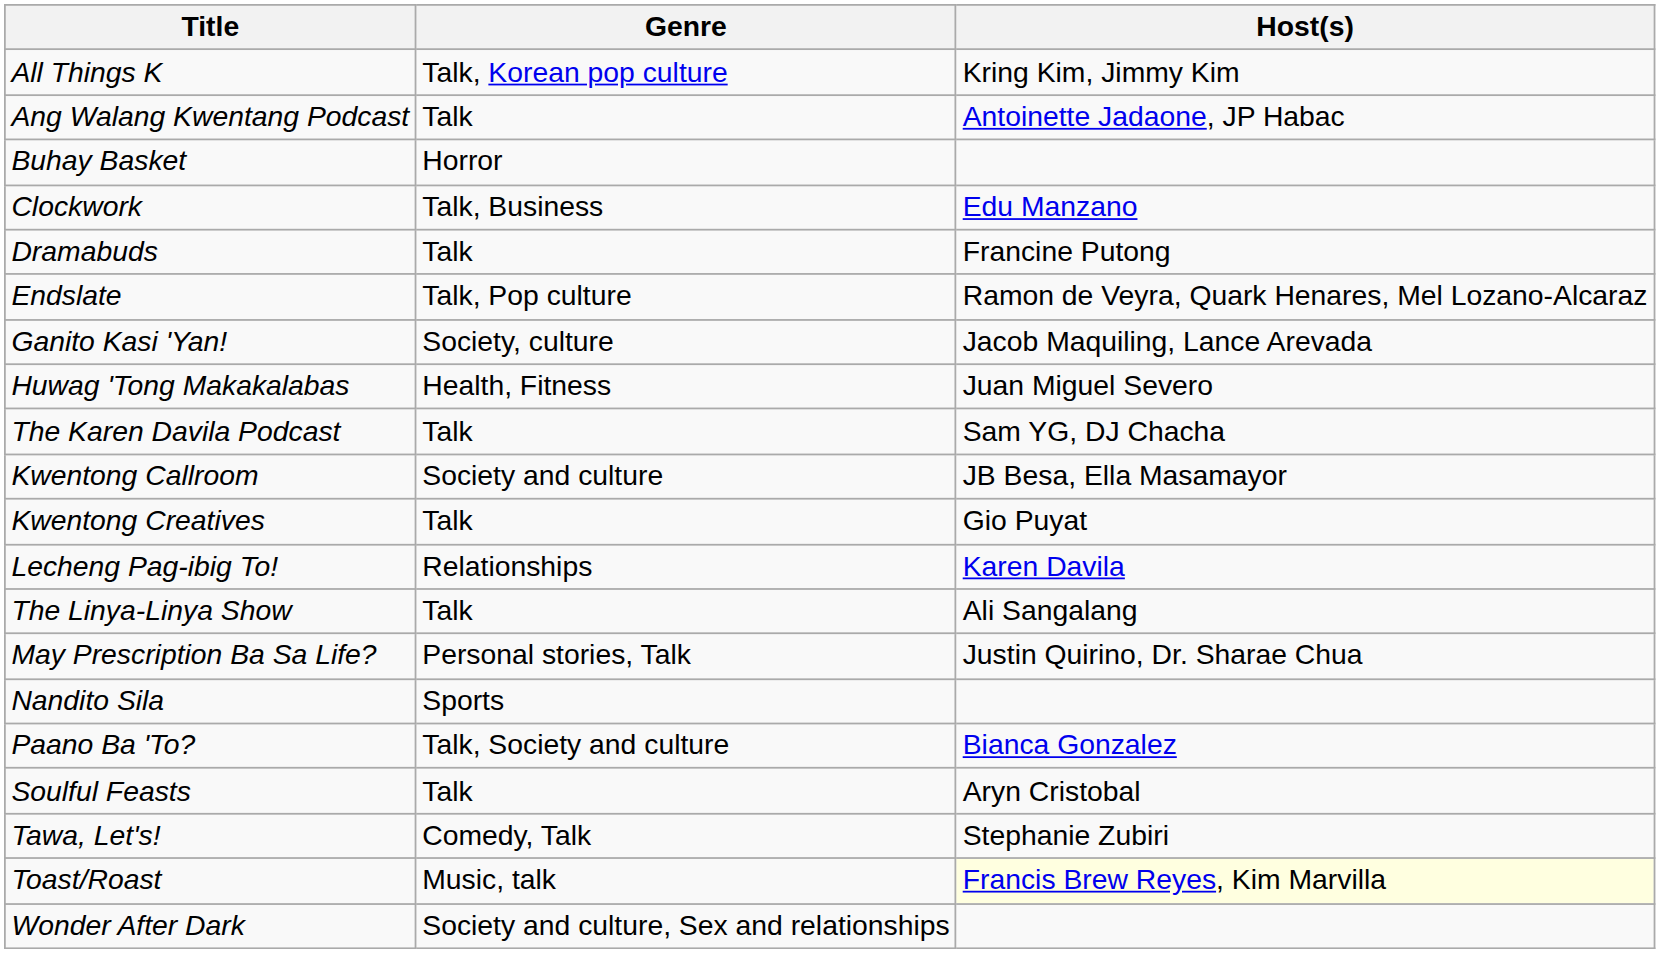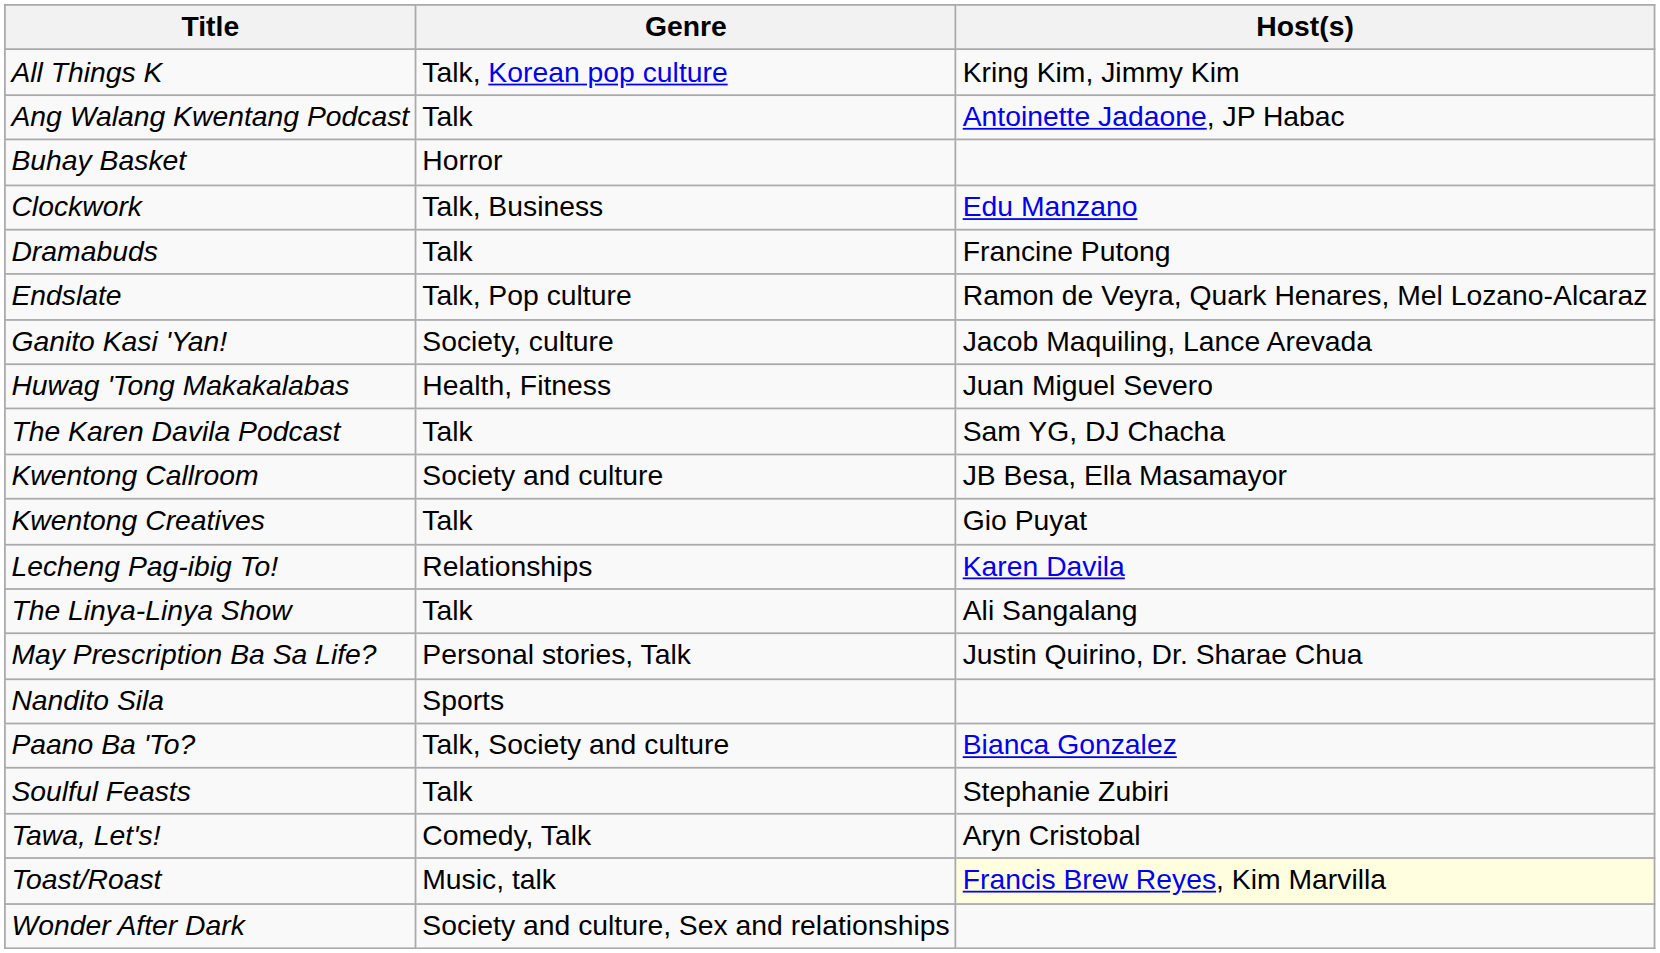(1052, 790) Aryn Cristobal -> (1066, 790) Stephanie Zubiri
(1066, 835) Stephanie Zubiri -> (1052, 835) Aryn Cristobal
